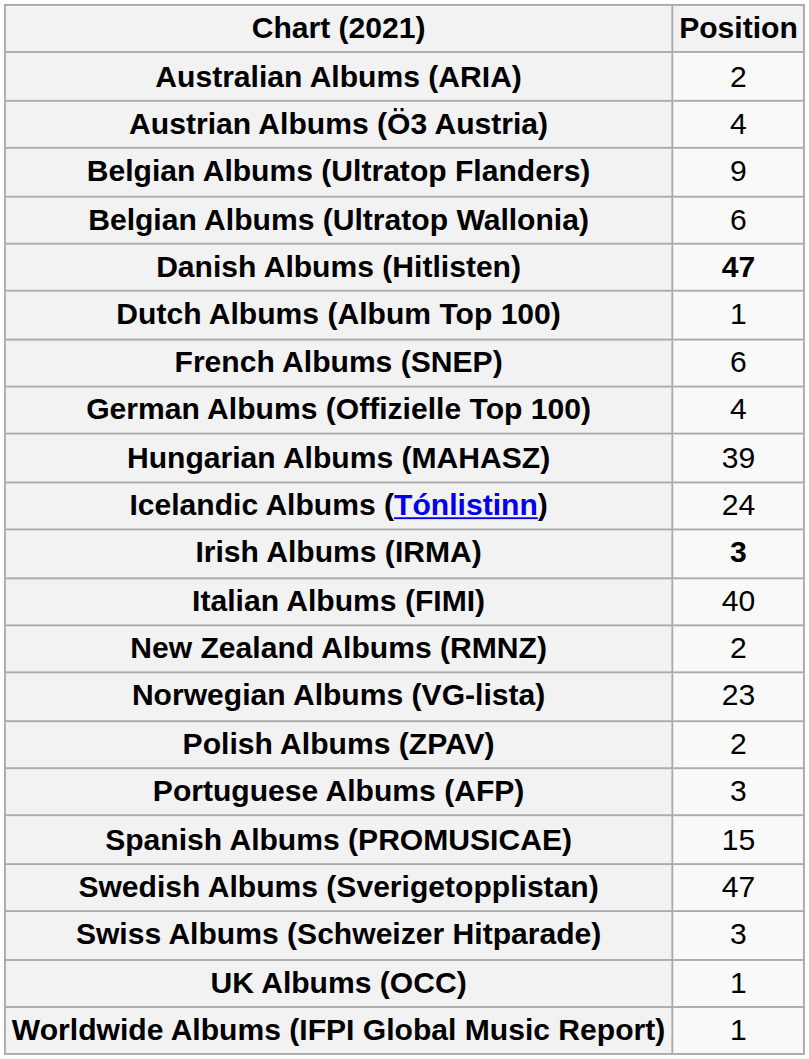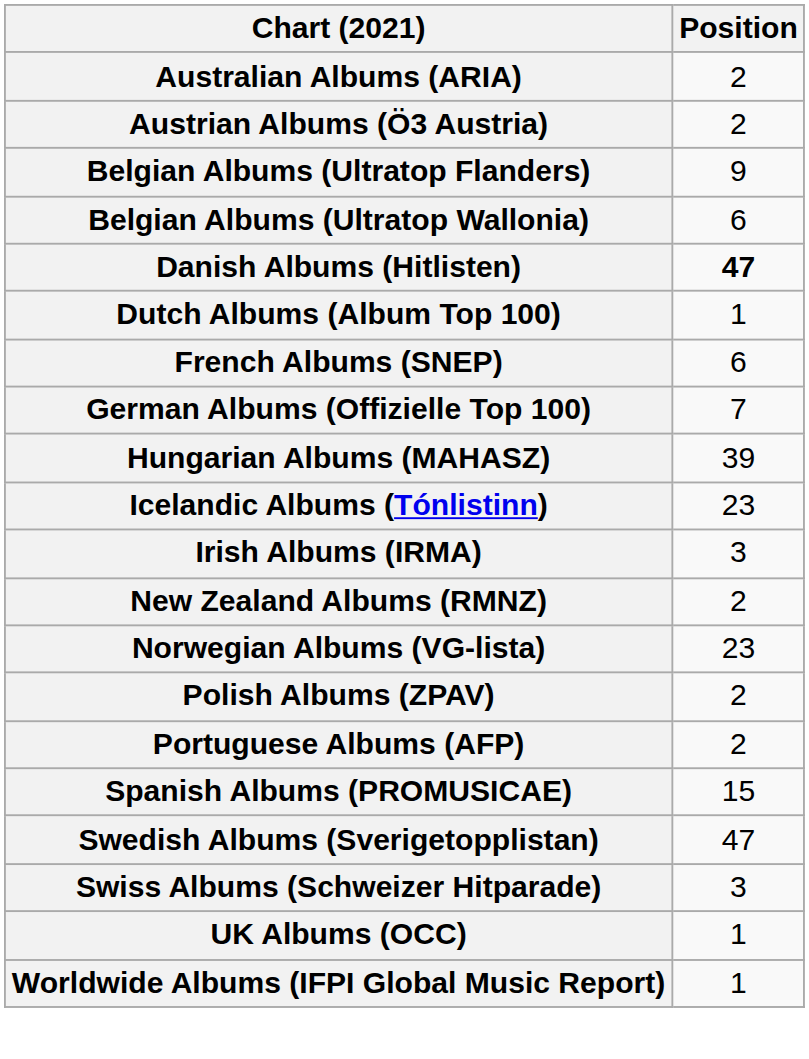(738, 123) 4 -> (738, 123) 2
(738, 409) 4 -> (738, 409) 7
(739, 505) 24 -> (739, 505) 23
(738, 553) bold -> (738, 553) normal
- row: (339, 600)
(738, 791) 3 -> (738, 743) 2
